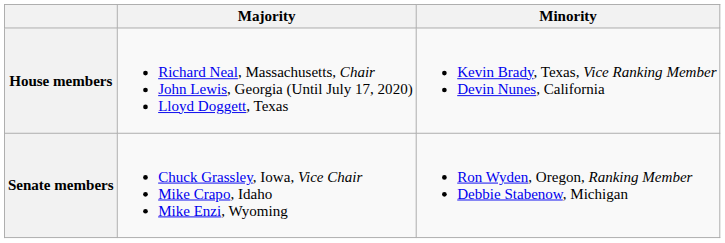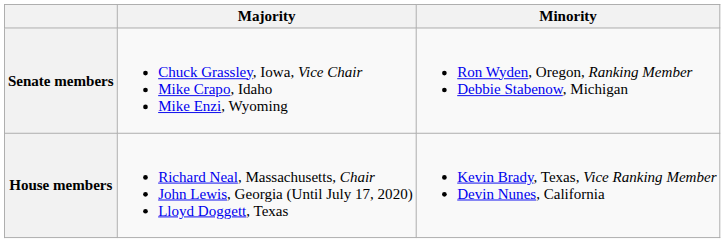rows swapped: (61, 185) <-> (61, 80)
